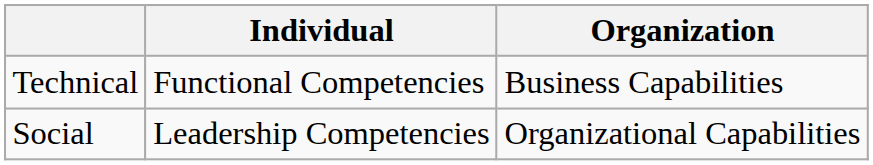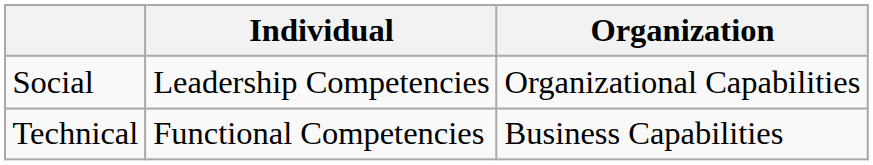rows swapped: (75, 81) <-> (53, 133)
